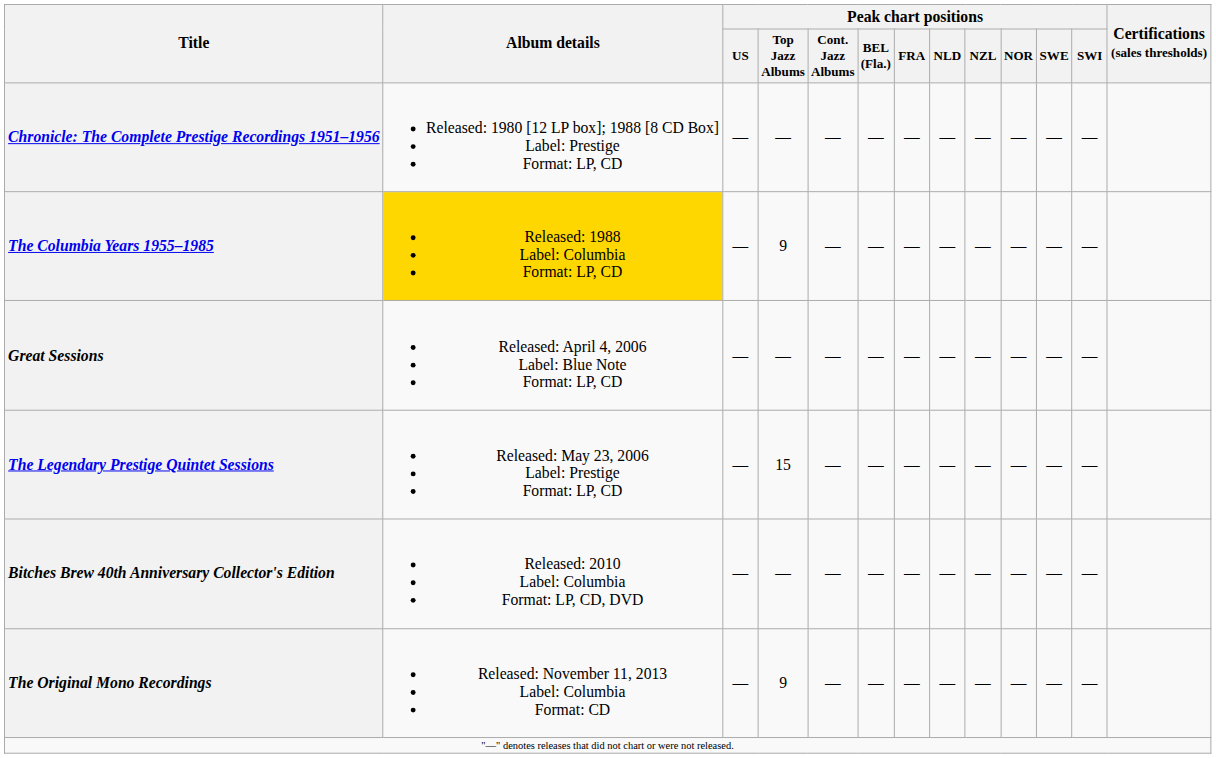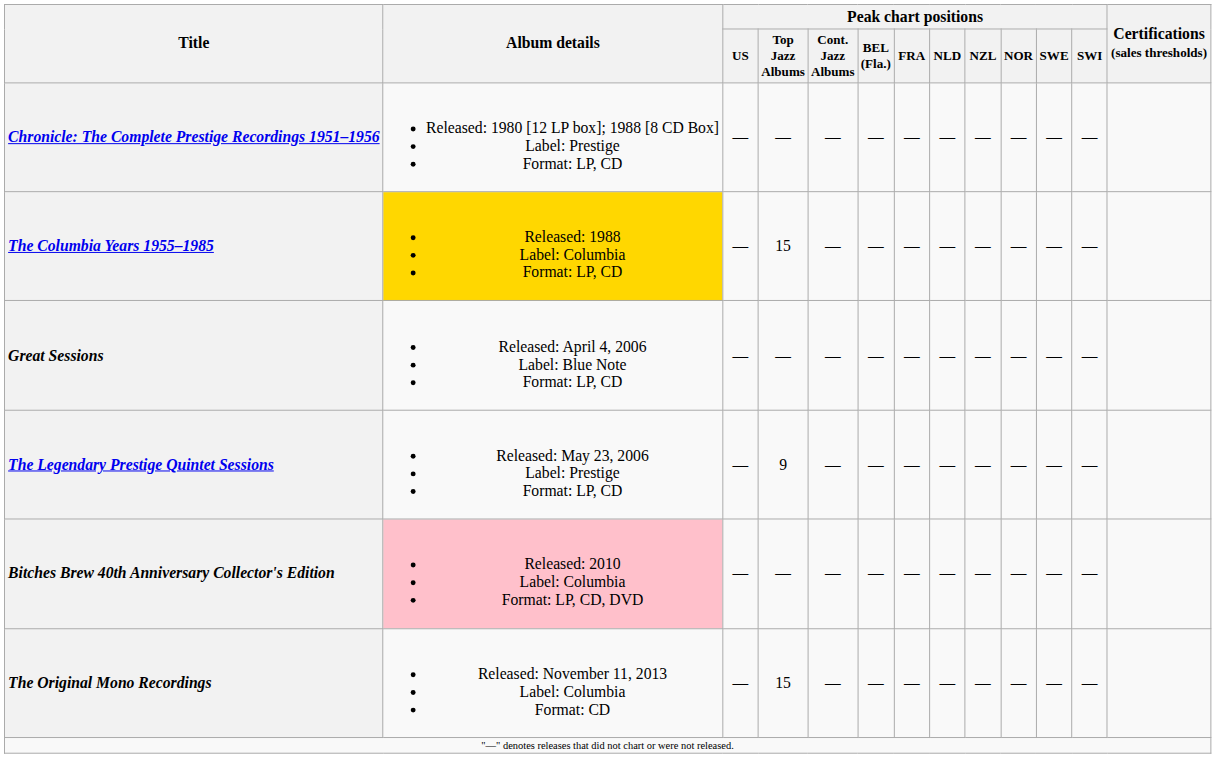(783, 246) 9 -> (783, 246) 15
(783, 464) 15 -> (783, 464) 9
(553, 583) no background -> (553, 583) pink background
(783, 682) 9 -> (783, 682) 15
